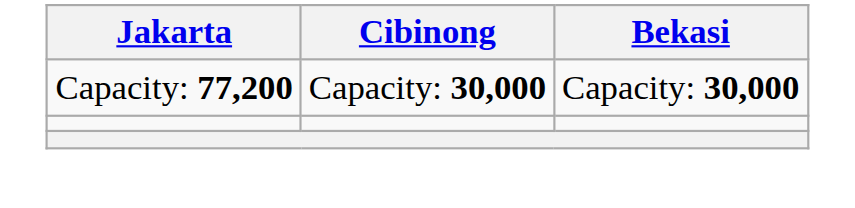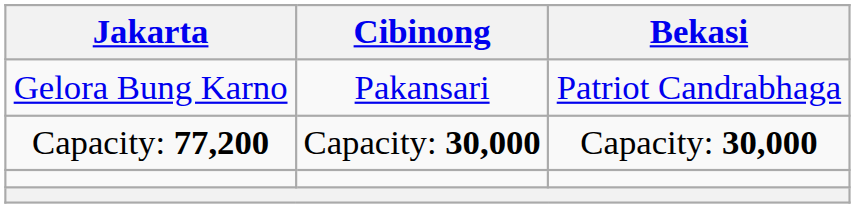+ row: (151, 87)
